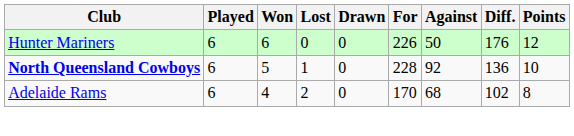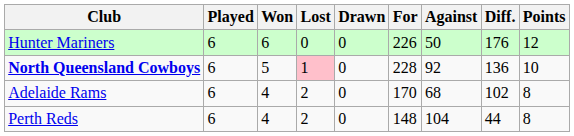(305, 67) no background -> (305, 67) pink background
+ row: (43, 118)
